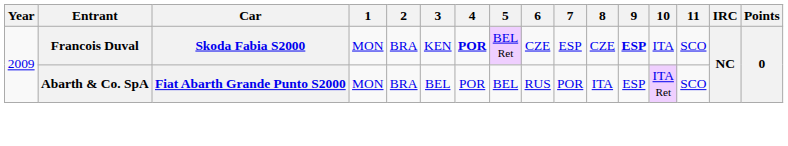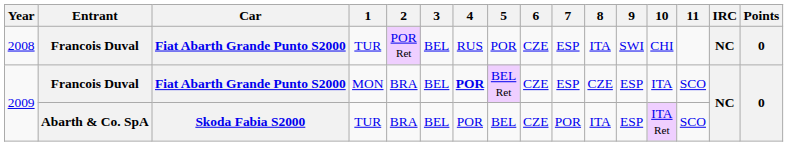+ row: (21, 45)
(250, 45) Skoda Fabia S2000 -> (250, 83) Fiat Abarth Grande Punto S2000
(438, 45) KEN -> (437, 83) BEL
(634, 45) bold -> (632, 83) normal
(250, 83) Fiat Abarth Grande Punto S2000 -> (250, 121) Skoda Fabia S2000
(368, 83) MON -> (368, 121) TUR
(538, 83) RUS -> (536, 121) CZE
